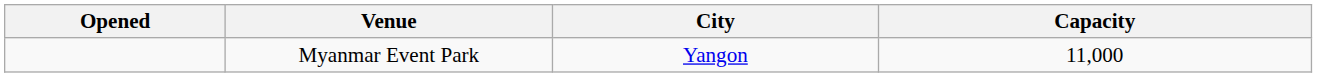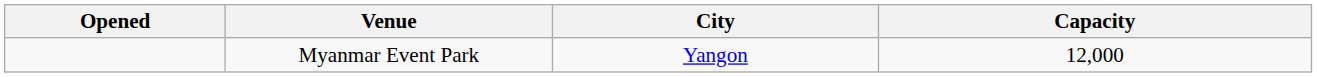(1095, 54) 11,000 -> (1095, 54) 12,000
